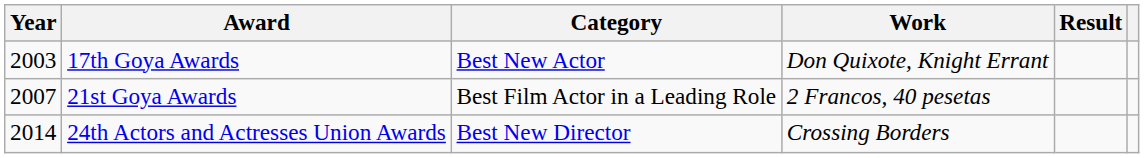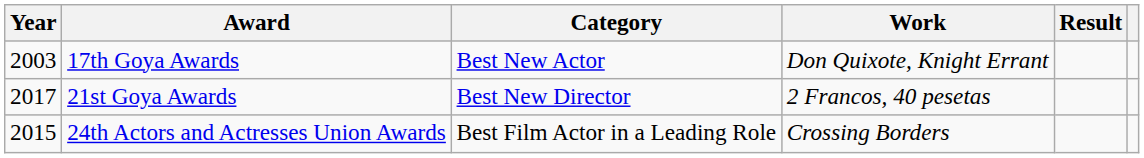(33, 96) 2007 -> (33, 96) 2017
(616, 96) Best Film Actor in a Leading Role -> (544, 96) Best New Director
(33, 133) 2014 -> (33, 133) 2015
(544, 133) Best New Director -> (616, 133) Best Film Actor in a Leading Role
